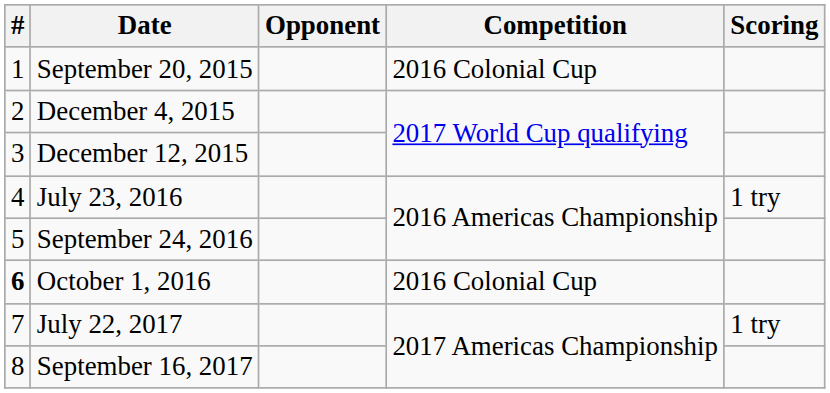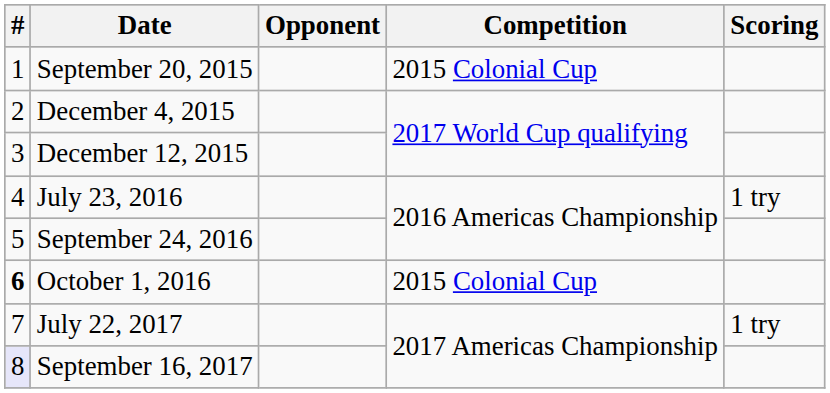(495, 68) 2016 Colonial Cup -> (495, 68) 2015 Colonial Cup
(495, 281) 2016 Colonial Cup -> (495, 281) 2015 Colonial Cup
(18, 366) no background -> (18, 366) lavender background
